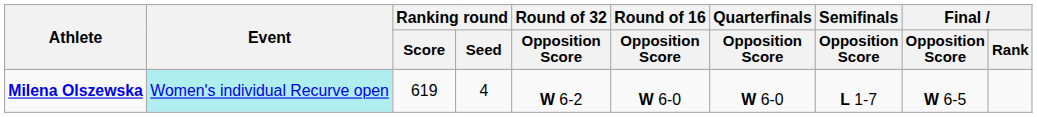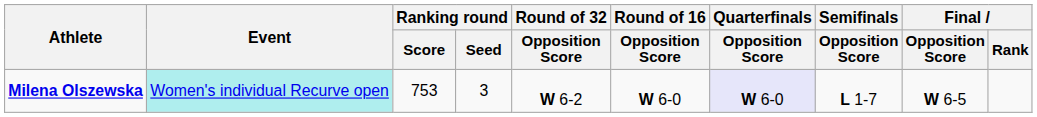(424, 91) 619 -> (424, 91) 753
(484, 91) 4 -> (484, 91) 3
(762, 100) no background -> (762, 100) lavender background
